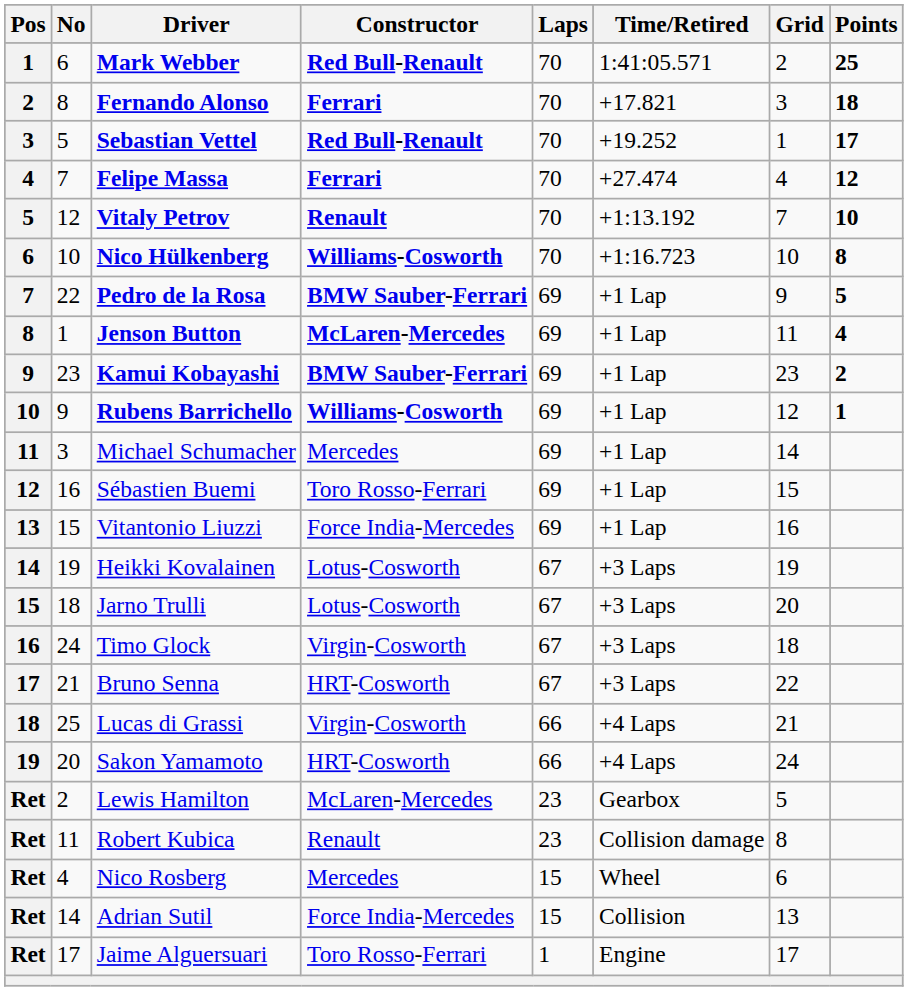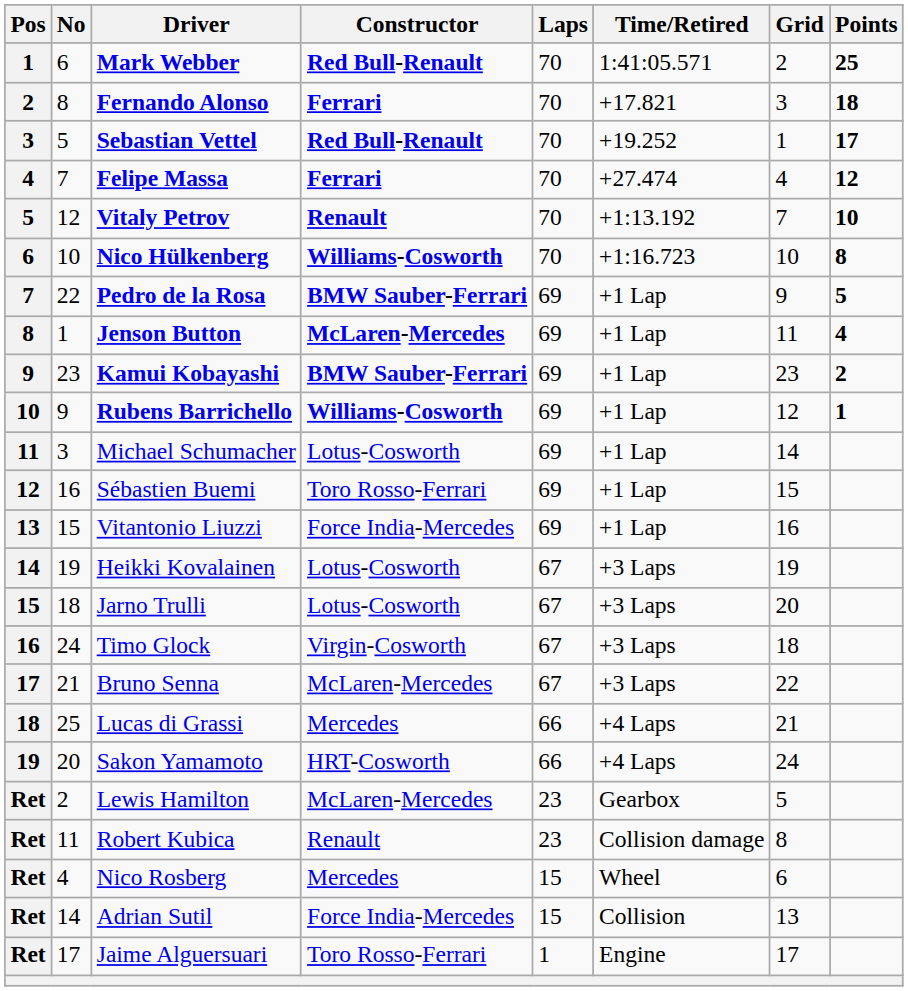(353, 450) Mercedes -> (383, 450) Lotus-Cosworth
(378, 683) HRT-Cosworth -> (400, 683) McLaren-Mercedes
(386, 722) Virgin-Cosworth -> (353, 722) Mercedes
